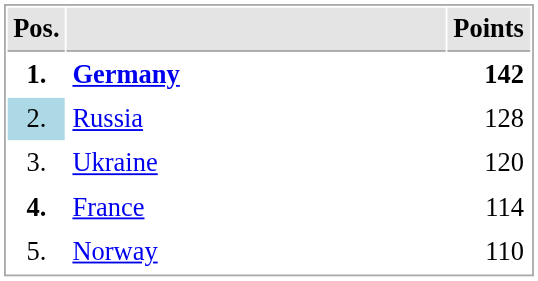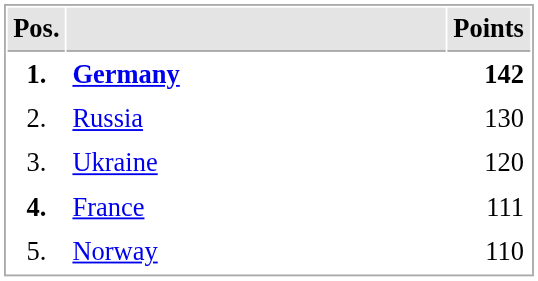(36, 118) lightblue background -> (36, 118) no background
(504, 118) 128 -> (504, 118) 130
(505, 206) 114 -> (505, 206) 111
